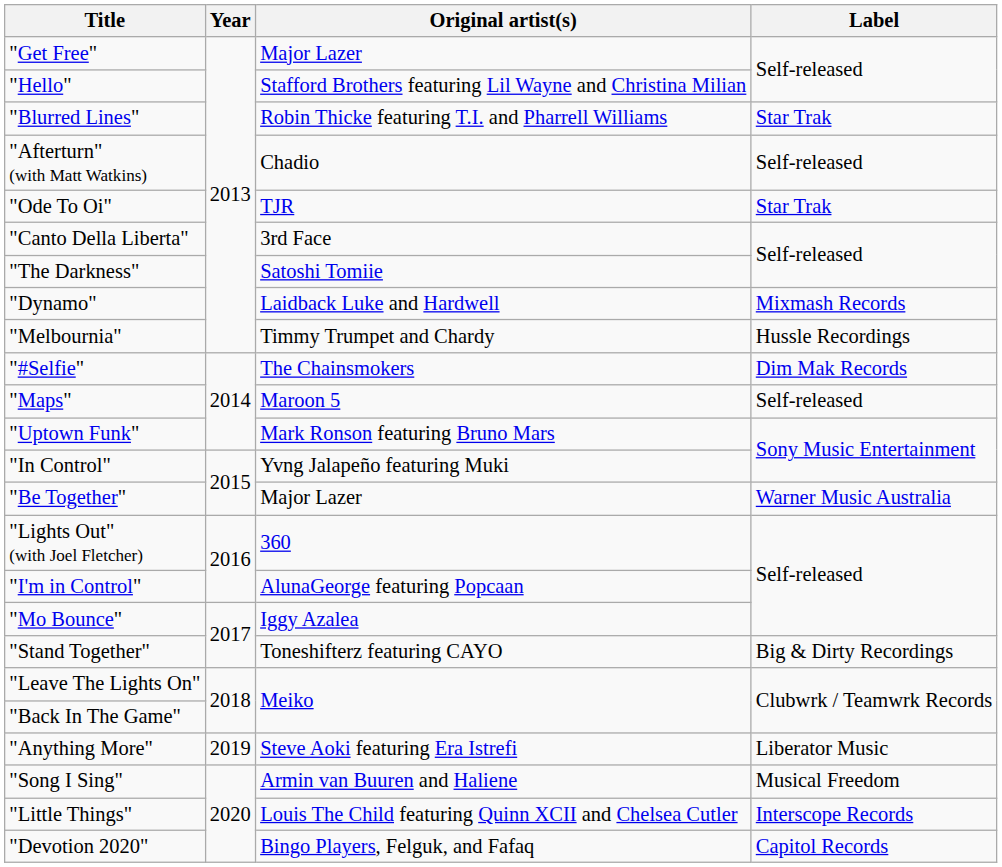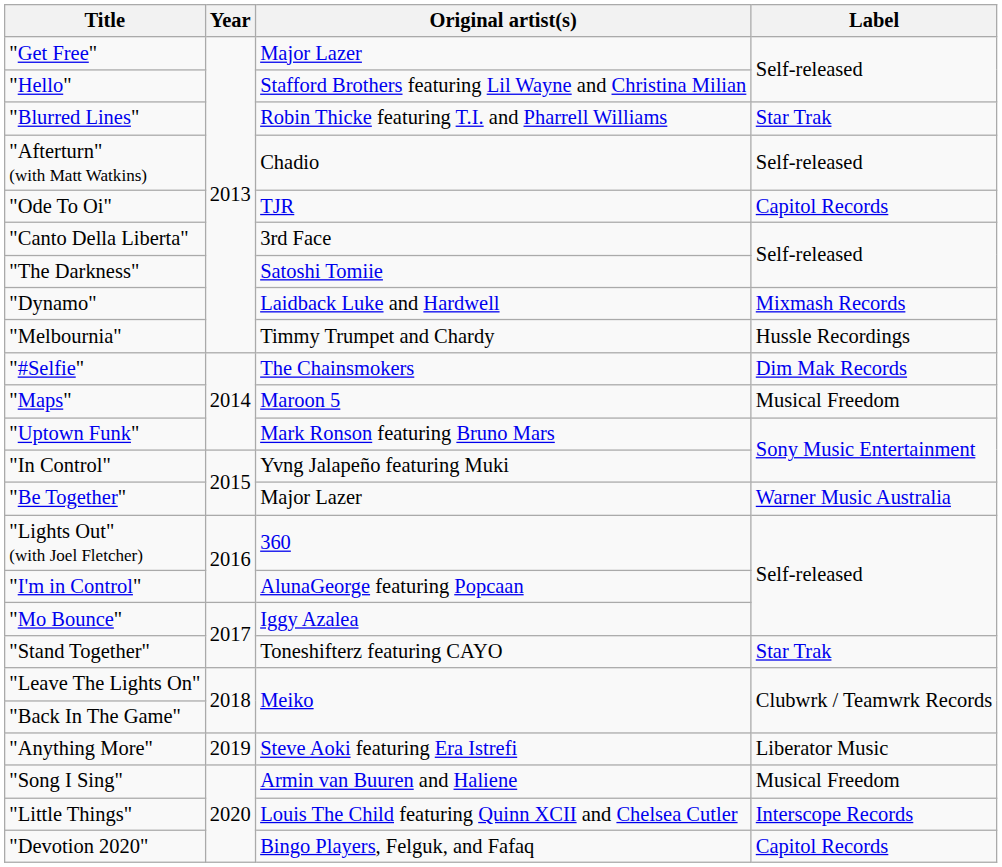(874, 206) Star Trak -> (874, 206) Capitol Records
(874, 401) Self-released -> (874, 401) Musical Freedom
(874, 652) Big & Dirty Recordings -> (874, 652) Star Trak
